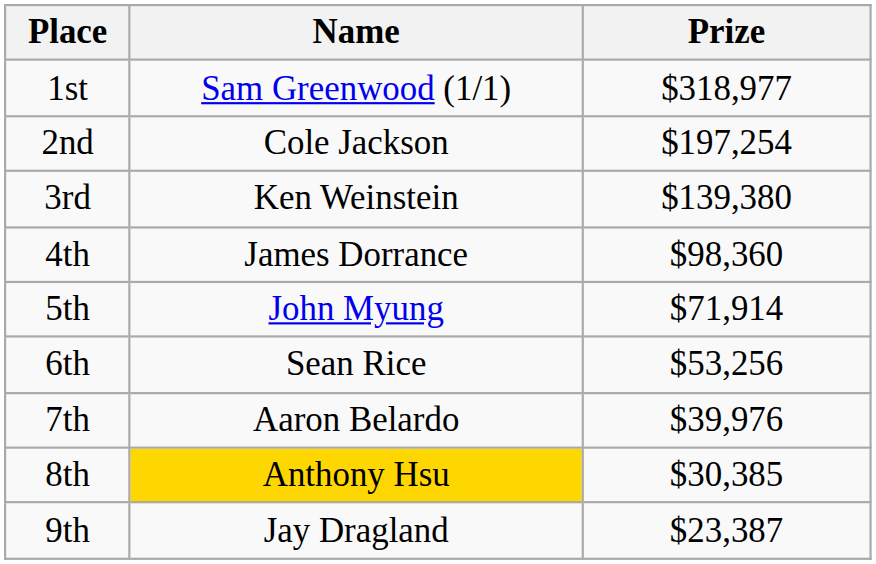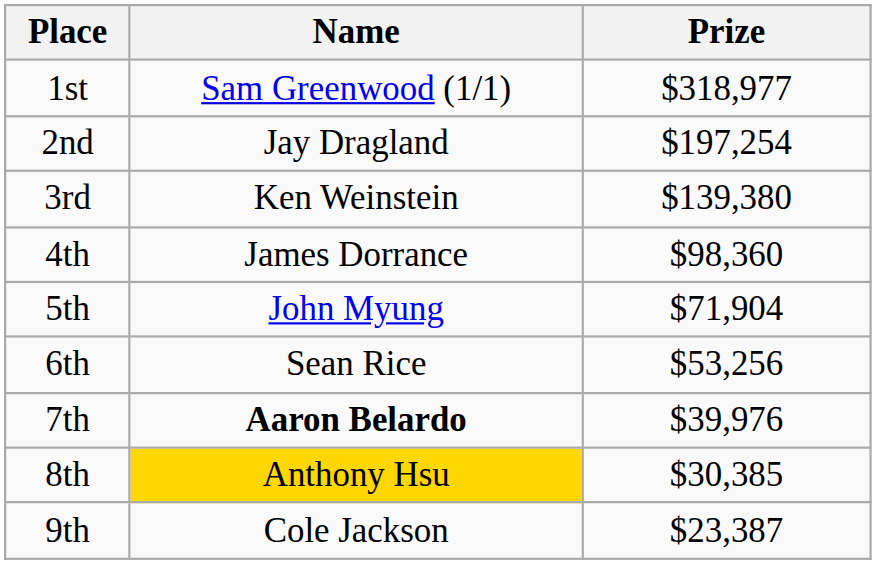(356, 142) Cole Jackson -> (356, 142) Jay Dragland
(727, 308) $71,914 -> (727, 308) $71,904
(356, 419) normal -> (356, 419) bold
(356, 530) Jay Dragland -> (356, 530) Cole Jackson
